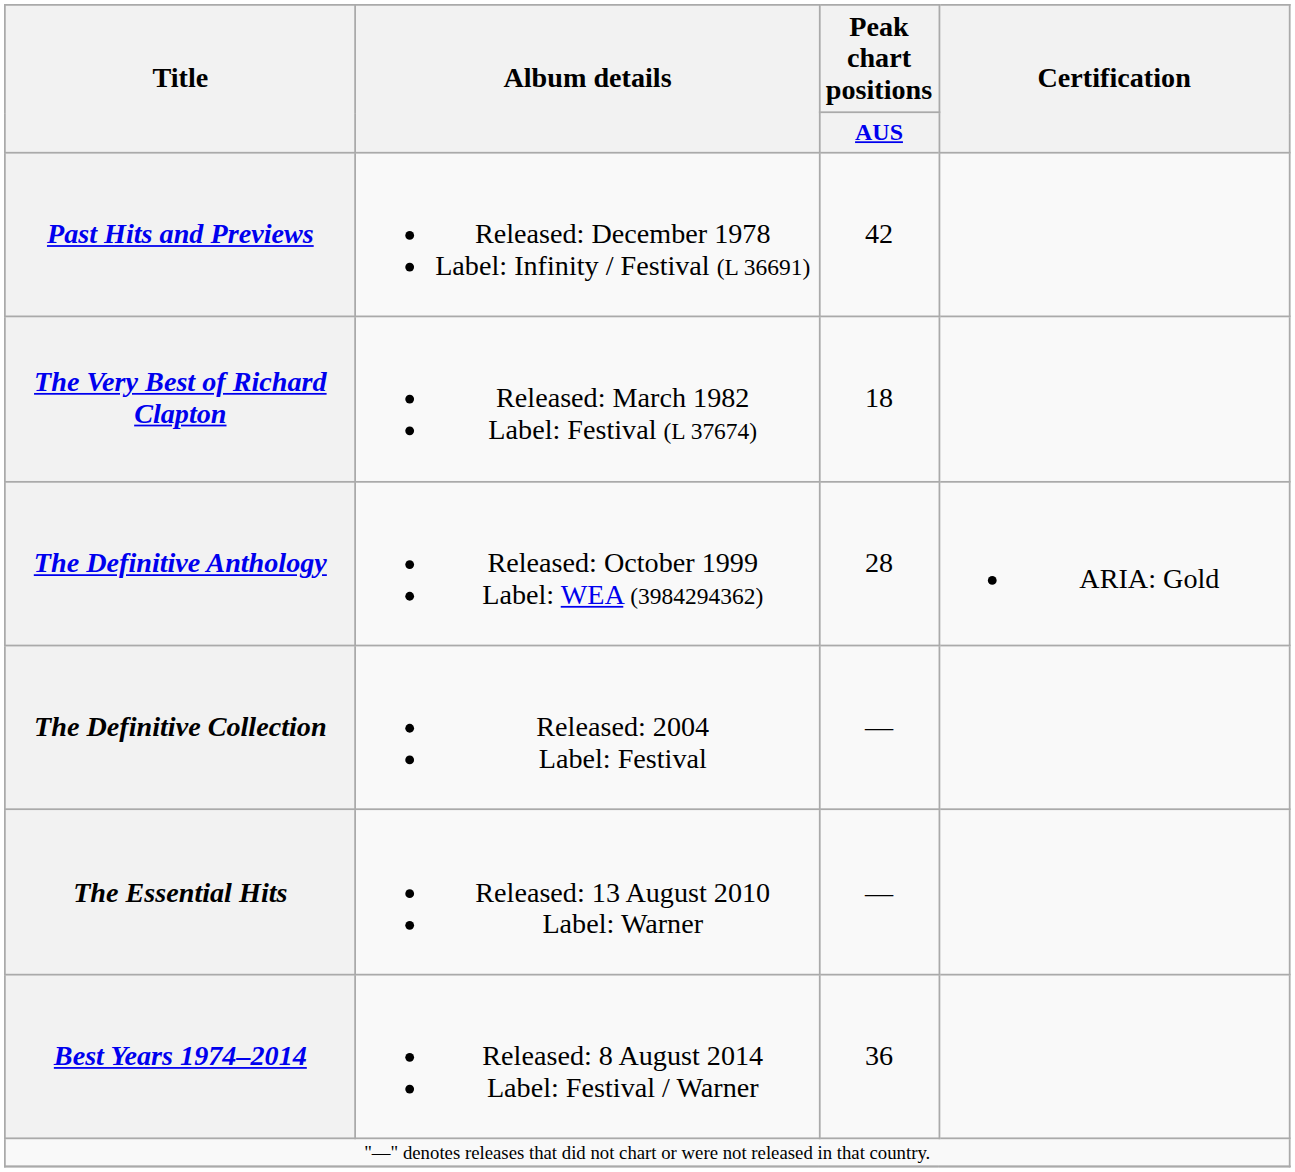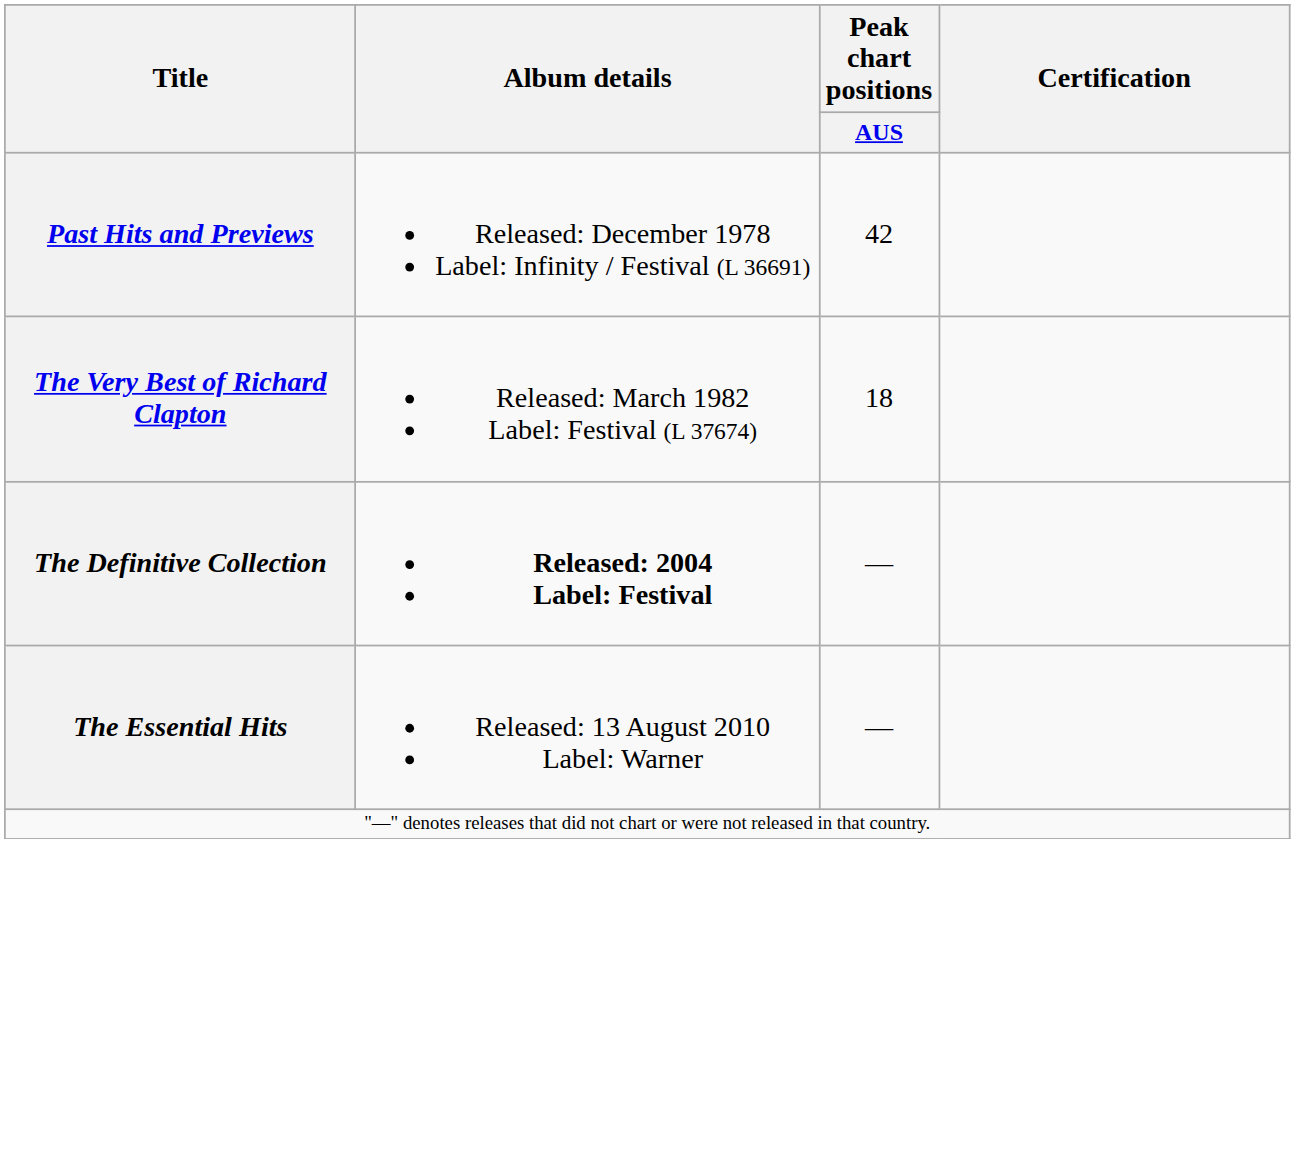- row: (180, 562)
(588, 743) normal -> (588, 579) bold
- row: (180, 1055)
